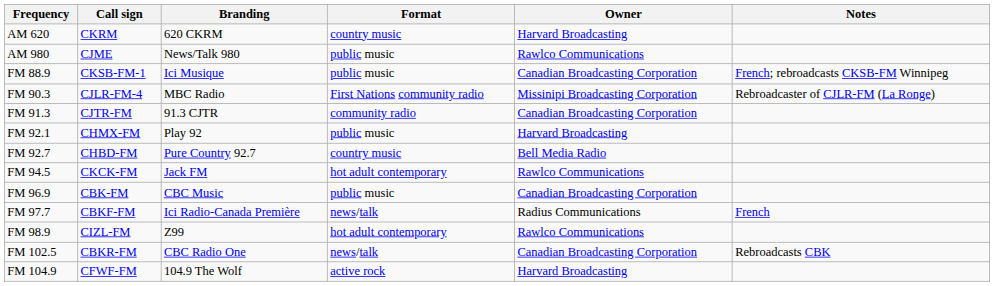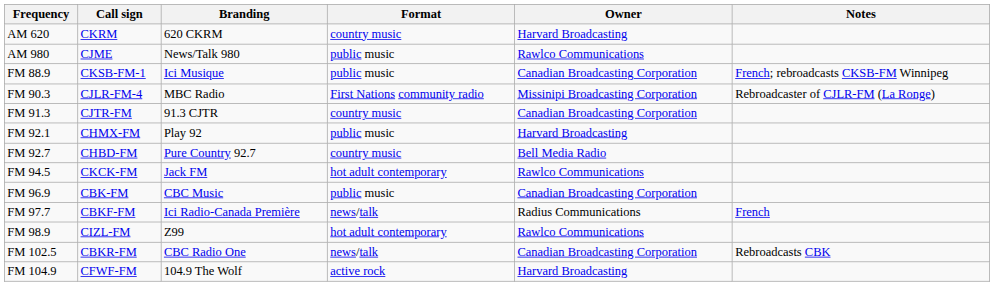(373, 113) community radio -> (366, 113) country music
